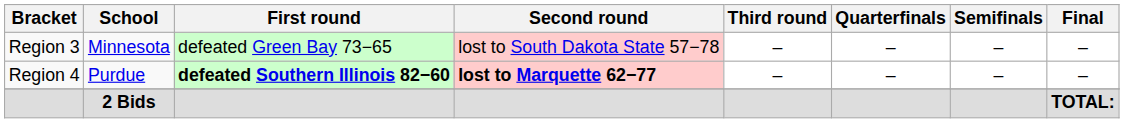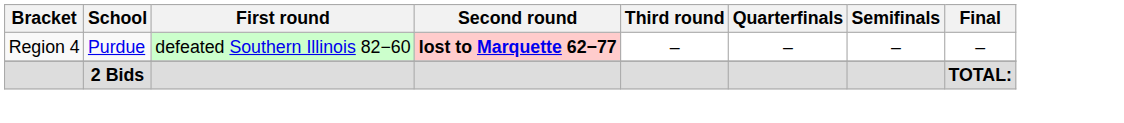- row: (44, 46)
(314, 74) bold -> (283, 46) normal
